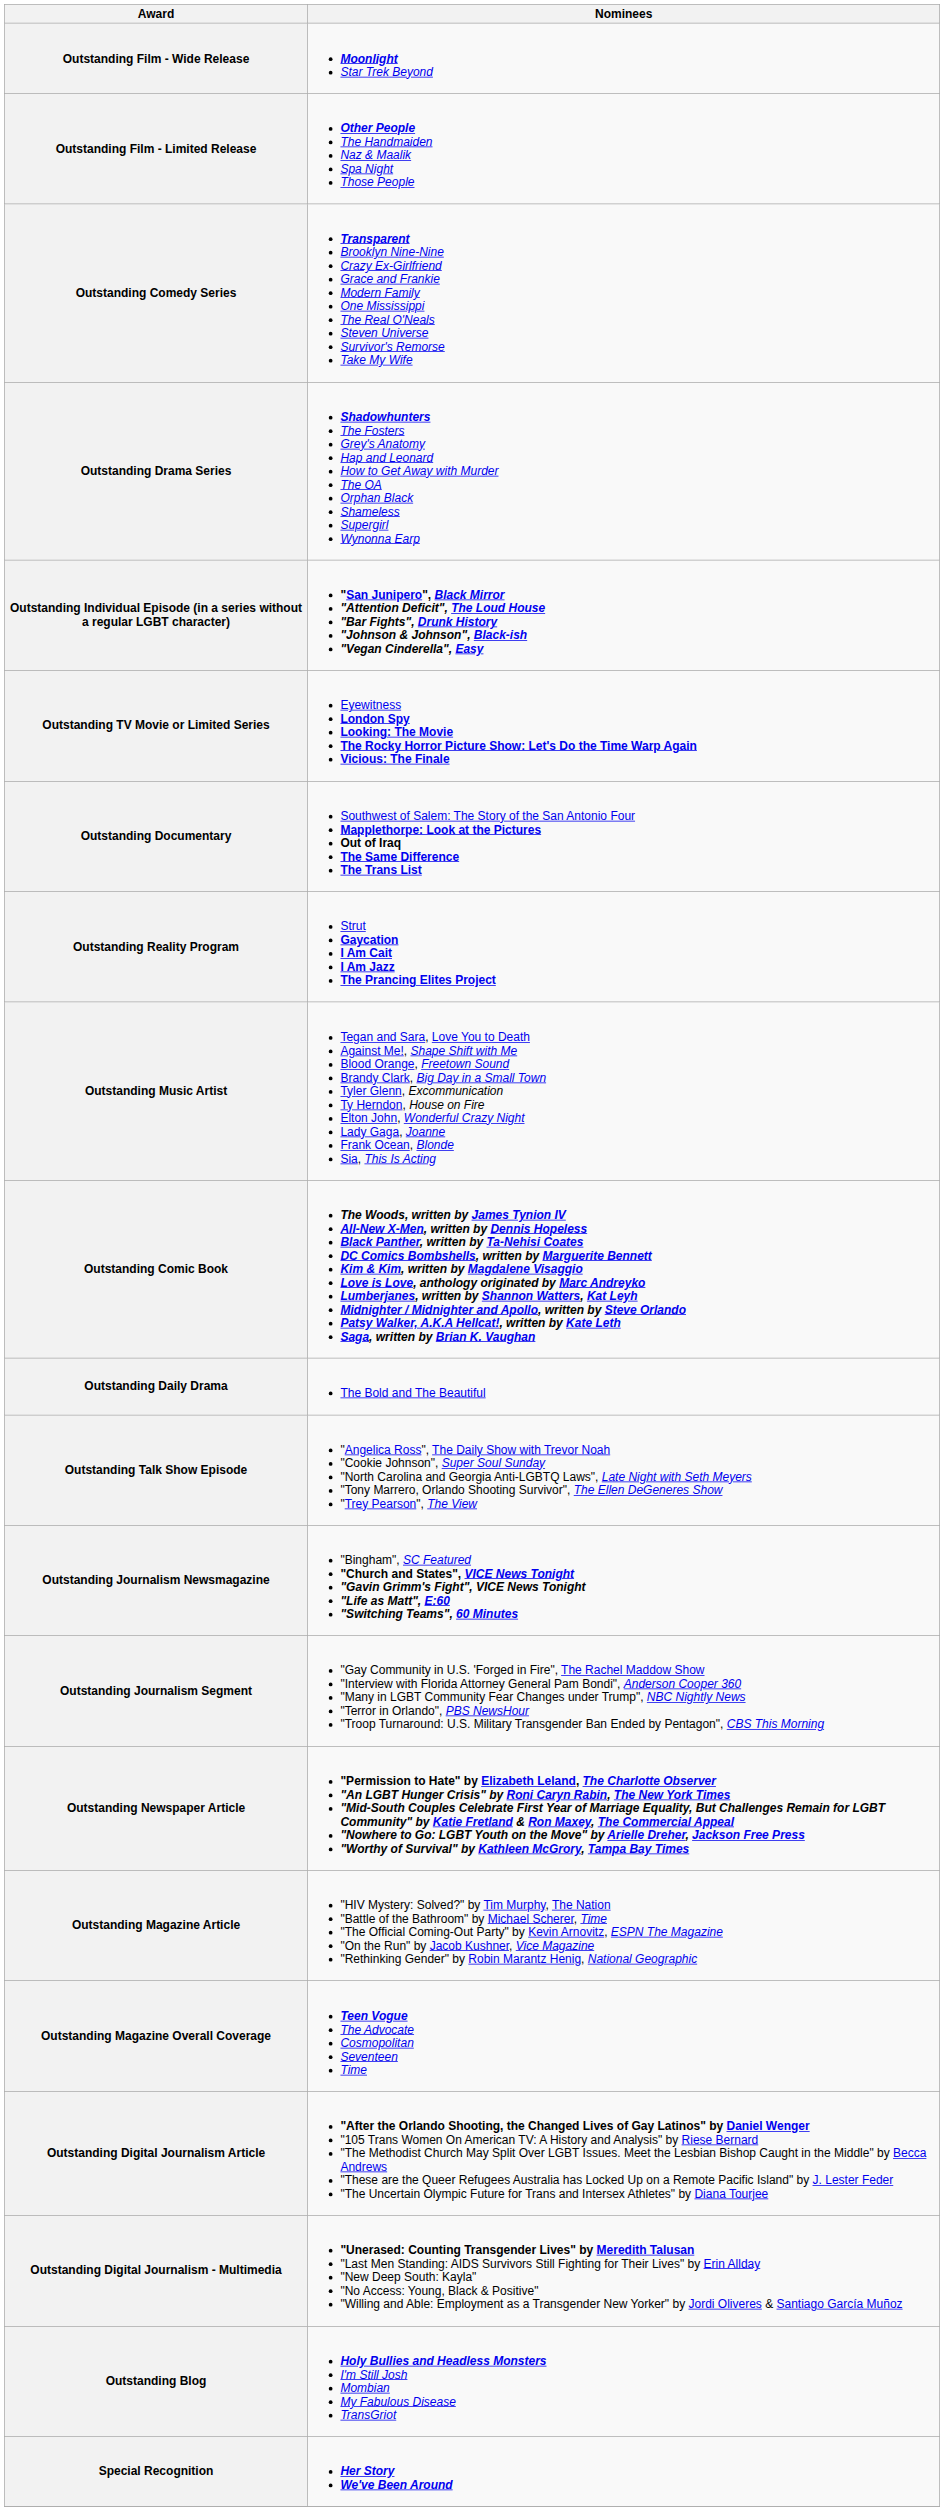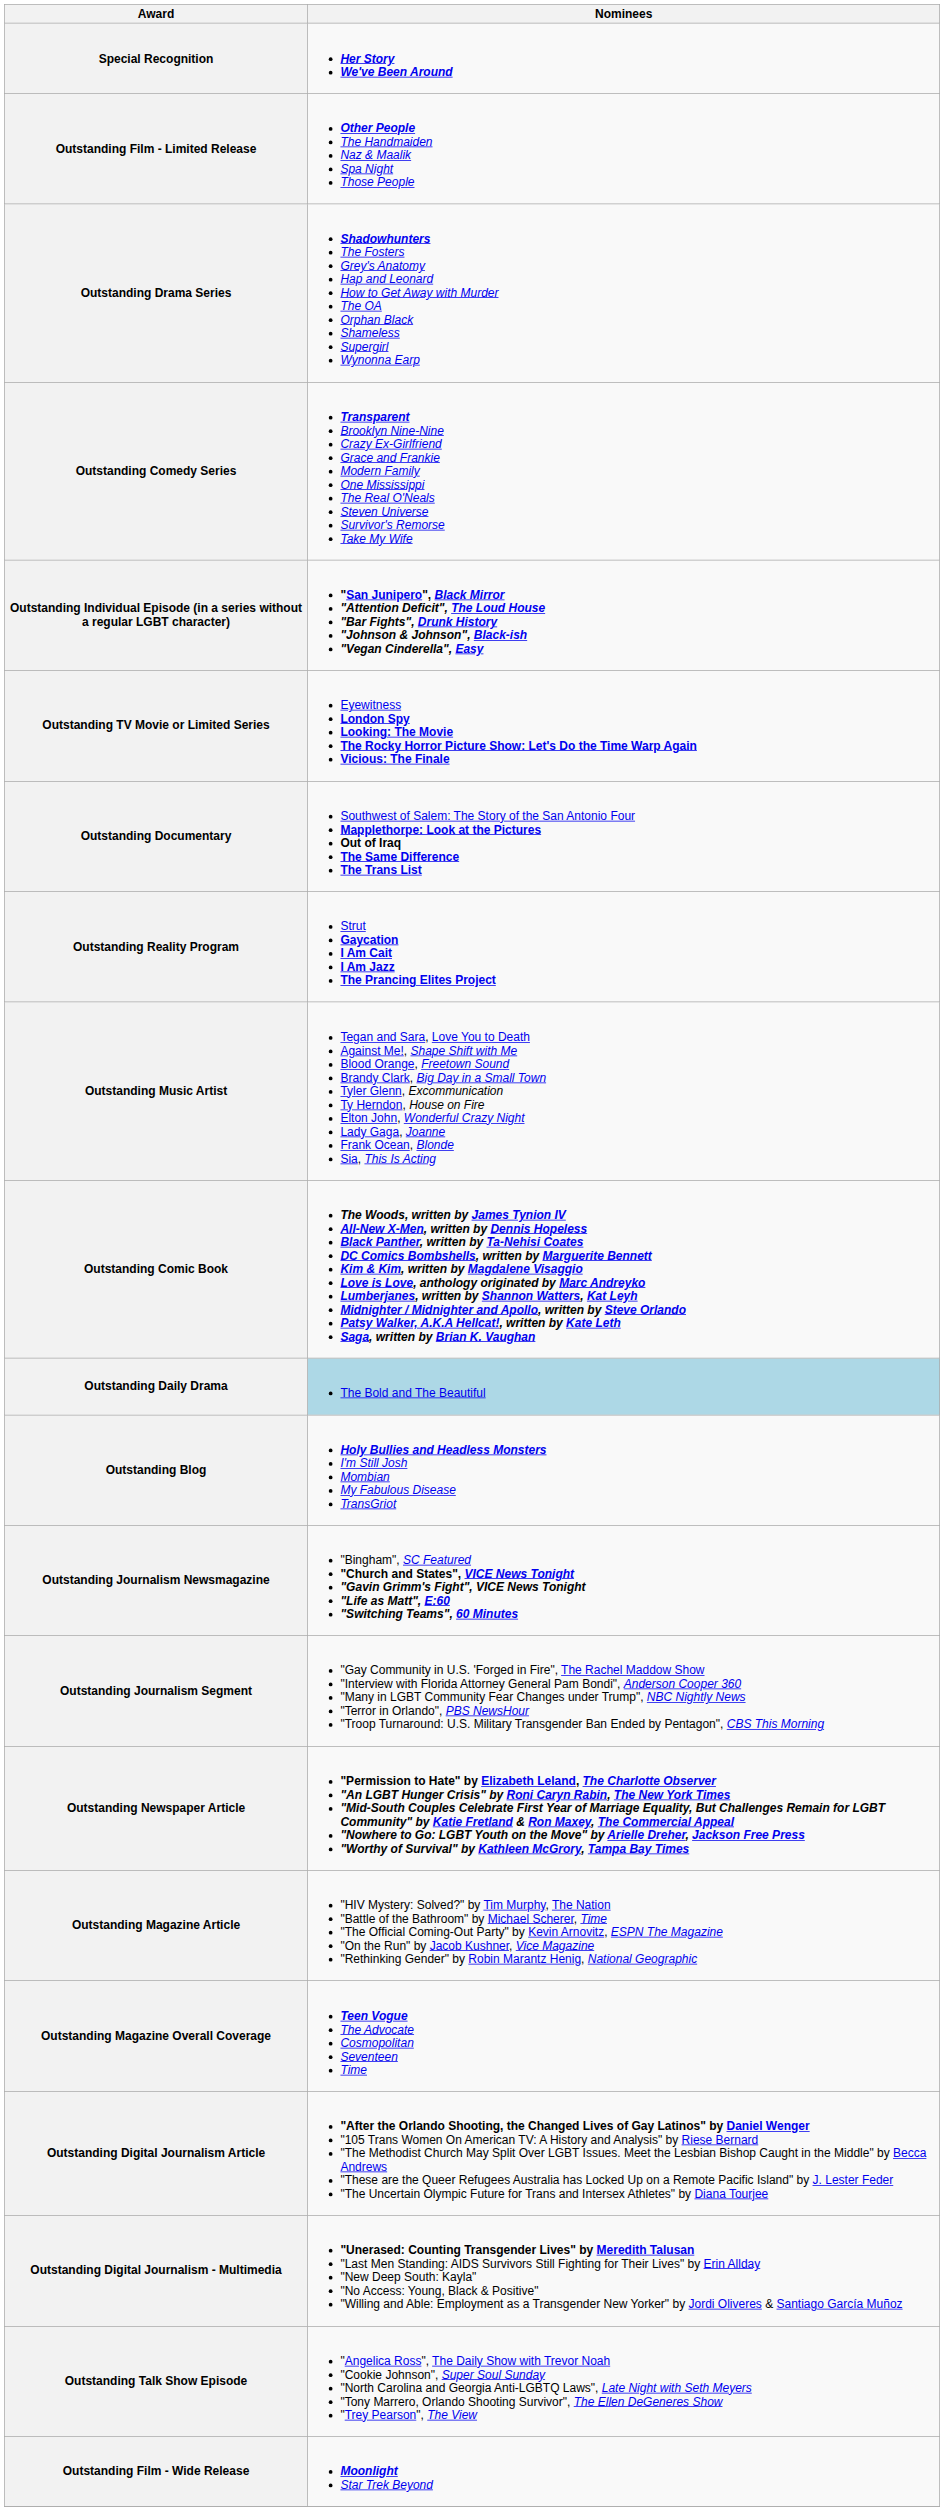rows swapped: (156, 58) <-> (156, 2471)
rows swapped: (156, 293) <-> (156, 471)
(624, 1393) no background -> (624, 1393) lightblue background
rows swapped: (156, 1470) <-> (156, 2381)
